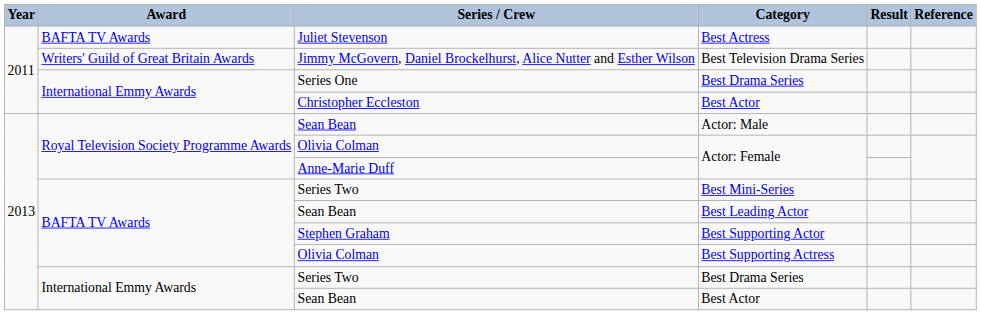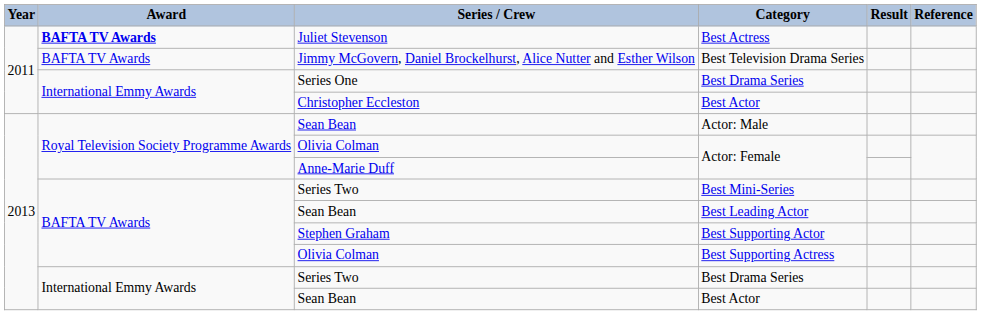(96, 37) normal -> (99, 37) bold
(148, 59) Writers' Guild of Great Britain Awards -> (96, 59) BAFTA TV Awards
